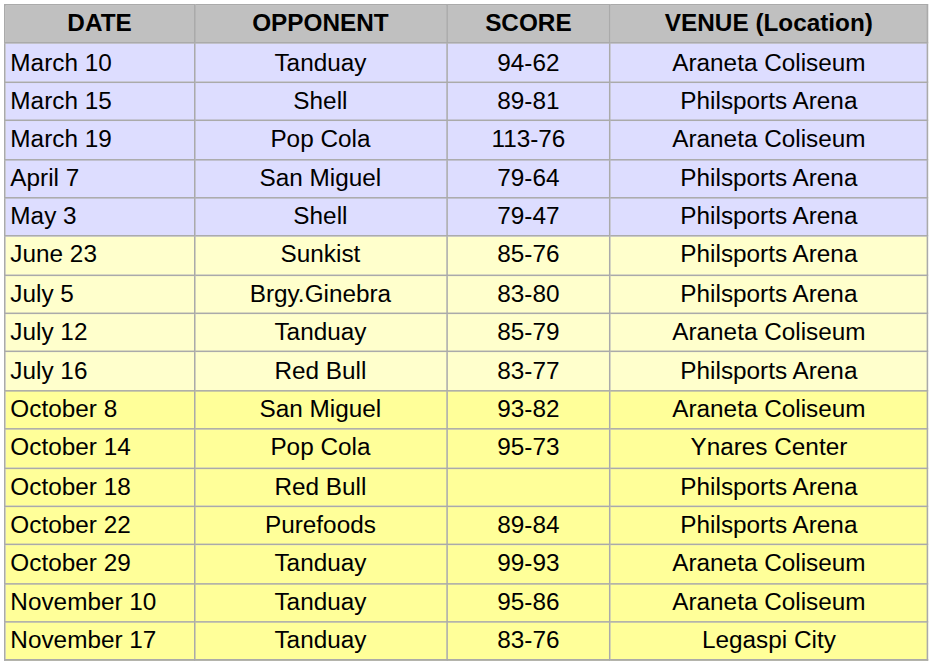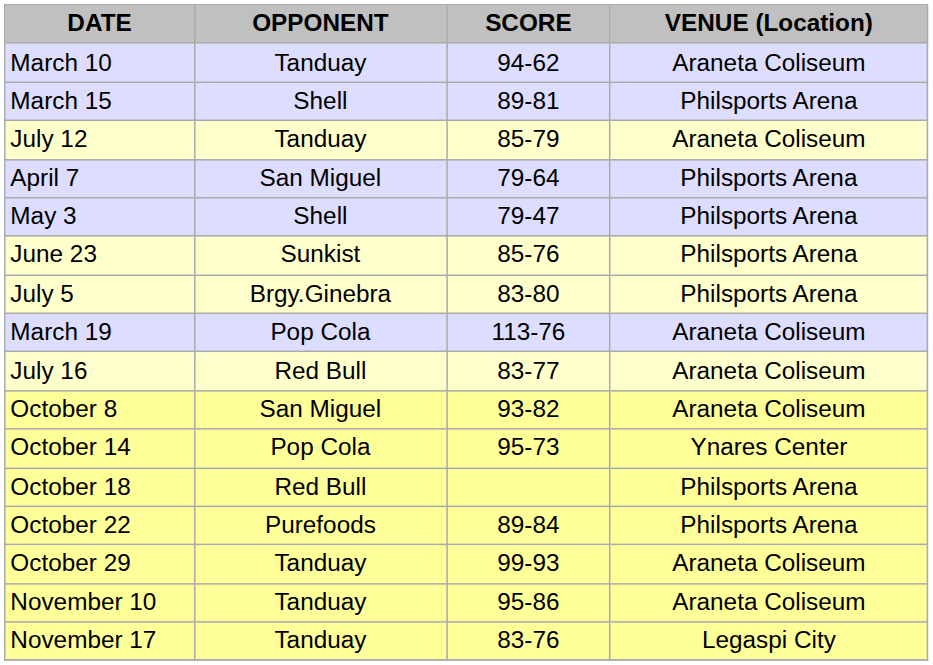rows swapped: (61, 139) <-> (49, 332)
(769, 370) Philsports Arena -> (769, 370) Araneta Coliseum
